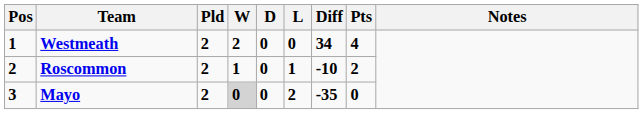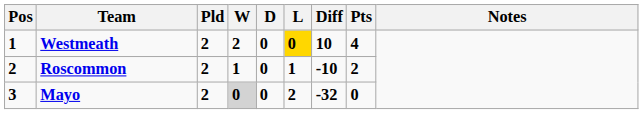(292, 43) no background -> (292, 43) gold background
(324, 43) 34 -> (324, 43) 10
(327, 95) -35 -> (327, 95) -32
